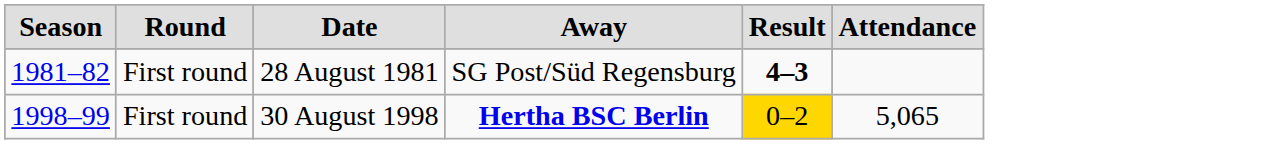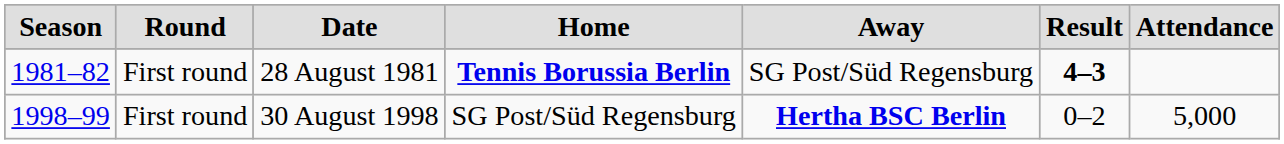+ column: (594, 26)
(787, 116) gold background -> (1084, 116) no background
(907, 116) 5,065 -> (1205, 116) 5,000
